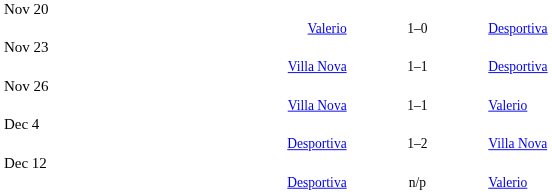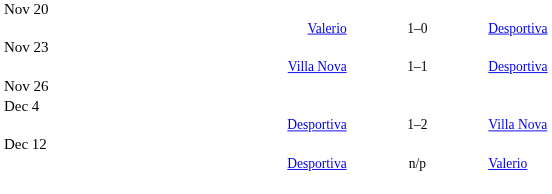- row: (317, 105)
